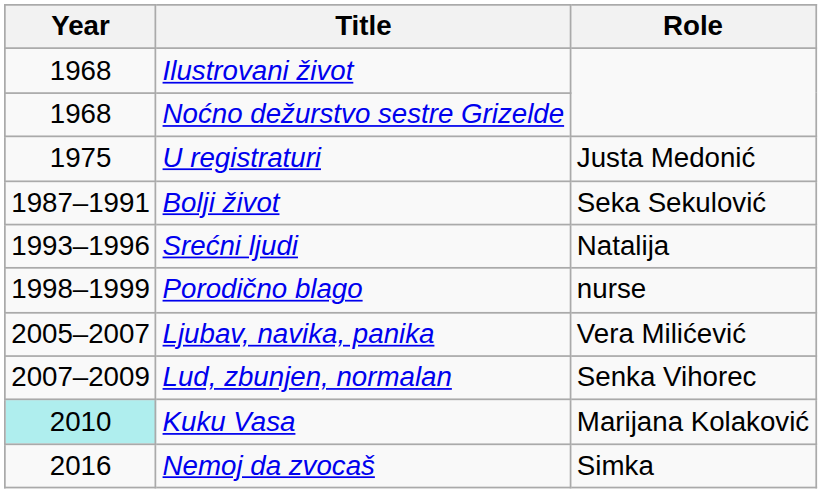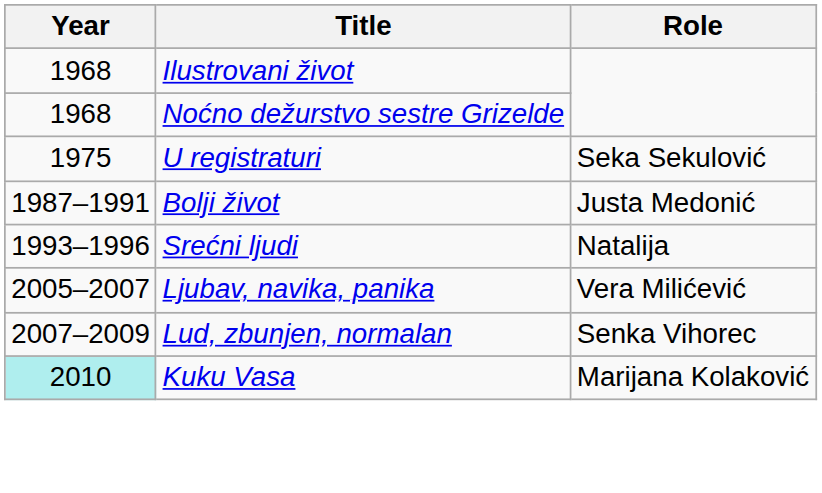(666, 158) Justa Medonić -> (671, 158) Seka Sekulović
(671, 202) Seka Sekulović -> (666, 202) Justa Medonić
- row: (263, 289)
- row: (269, 465)
